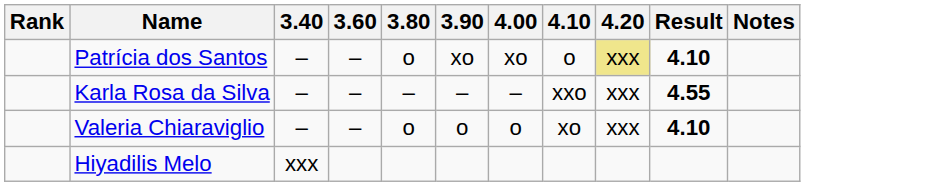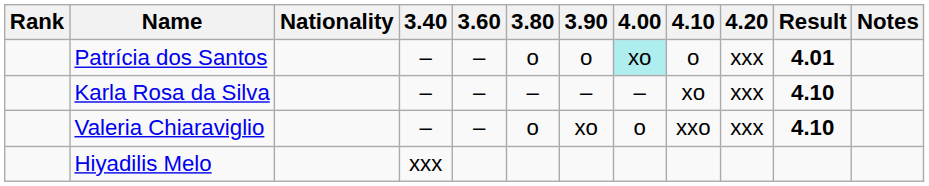+ column: (337, 22)
(462, 57) xo -> (586, 57) o
(516, 57) no background -> (640, 57) paleturquoise background
(623, 57) khaki background -> (747, 57) no background
(689, 57) 4.10 -> (813, 57) 4.01
(569, 92) xxo -> (693, 92) xo
(689, 92) 4.55 -> (813, 92) 4.10
(462, 127) o -> (586, 127) xo
(569, 127) xo -> (693, 127) xxo
